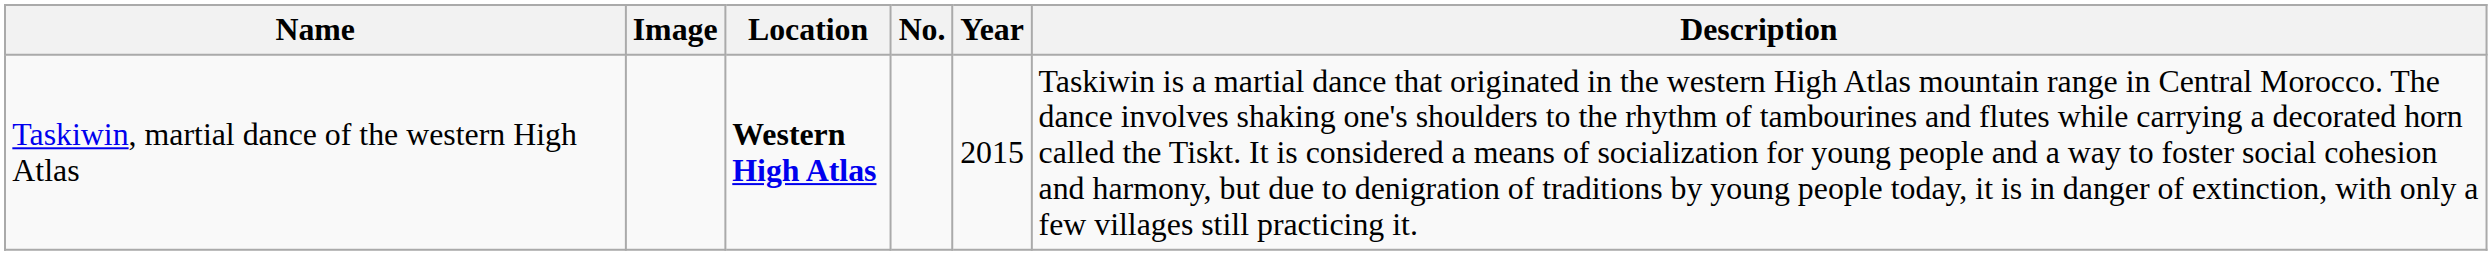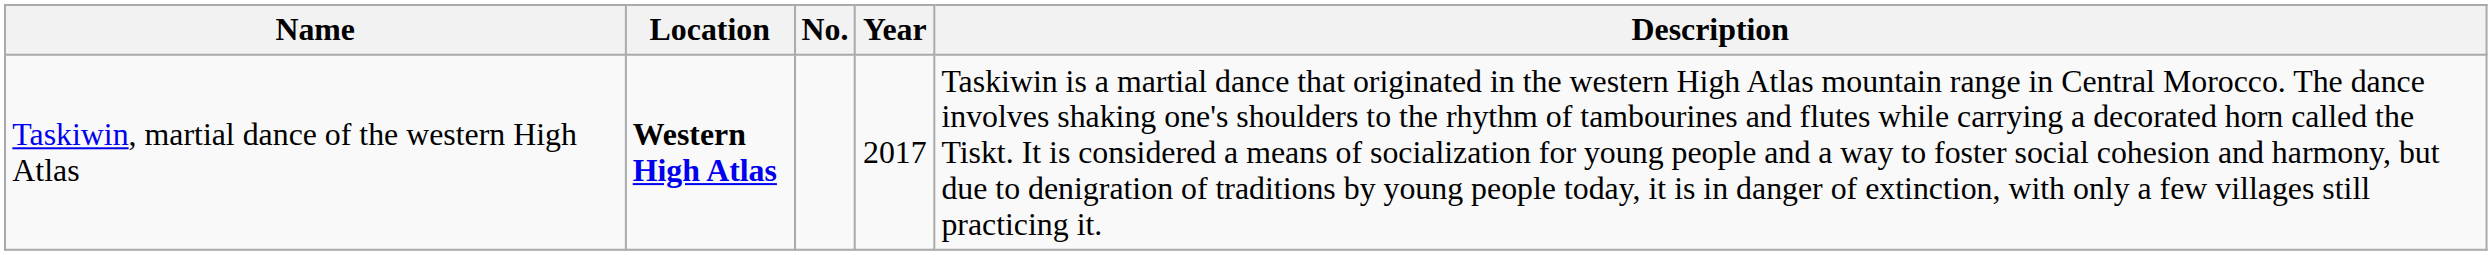- column: (675, 29)
(992, 151) 2015 -> (895, 151) 2017
